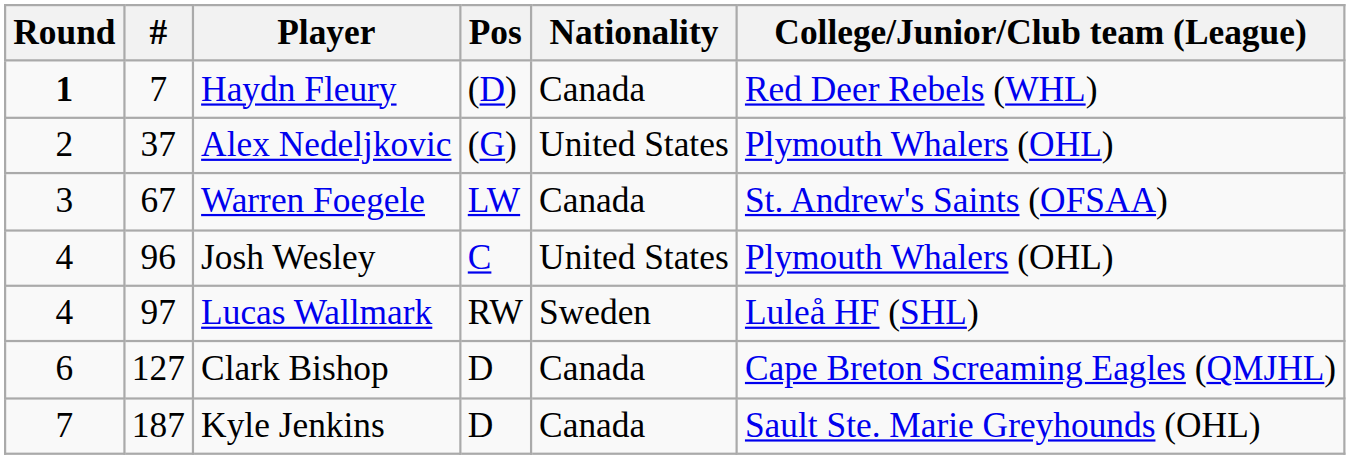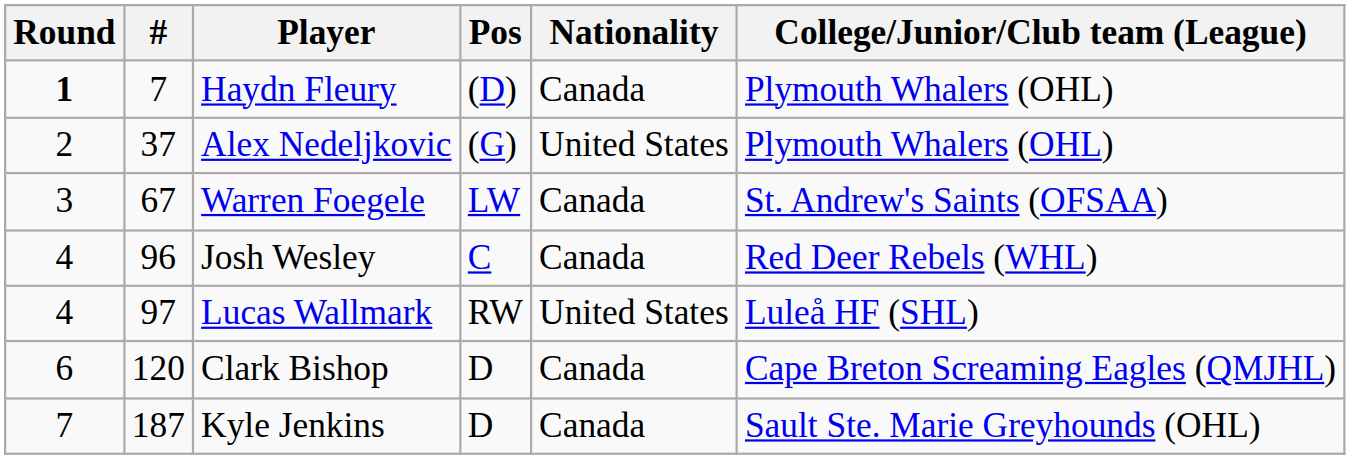(921, 88) Red Deer Rebels (WHL) -> (929, 88) Plymouth Whalers (OHL)
(634, 256) United States -> (592, 256) Canada
(929, 256) Plymouth Whalers (OHL) -> (921, 256) Red Deer Rebels (WHL)
(595, 312) Sweden -> (634, 312) United States
(158, 369) 127 -> (158, 369) 120
